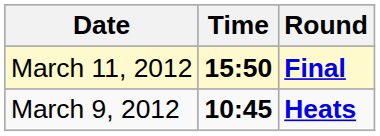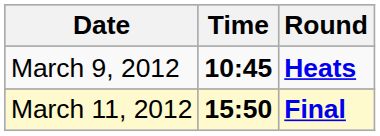rows swapped: (95, 109) <-> (102, 67)
